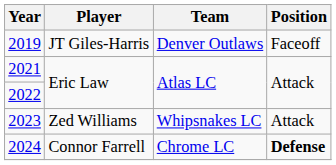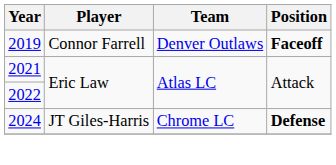(99, 43) JT Giles-Harris -> (97, 43) Connor Farrell
(296, 43) normal -> (297, 43) bold
- row: (25, 120)
(97, 146) Connor Farrell -> (99, 120) JT Giles-Harris
